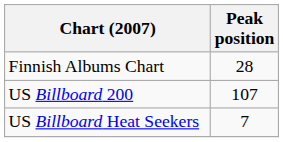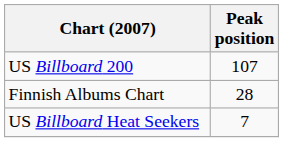rows swapped: (86, 66) <-> (71, 94)
